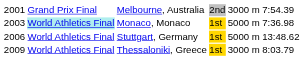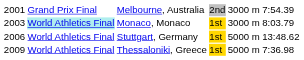(244, 23) 5000 m -> (244, 23) 3000 m
(278, 23) 7:36.98 -> (278, 23) 8:03.79
(244, 50) 3000 m -> (244, 50) 5000 m
(278, 50) 8:03.79 -> (278, 50) 7:36.98
